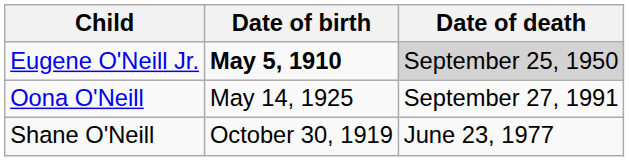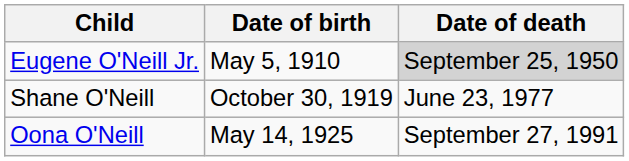(276, 60) bold -> (275, 60) normal
rows swapped: (82, 135) <-> (77, 98)
